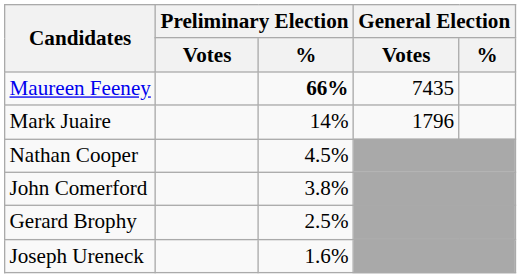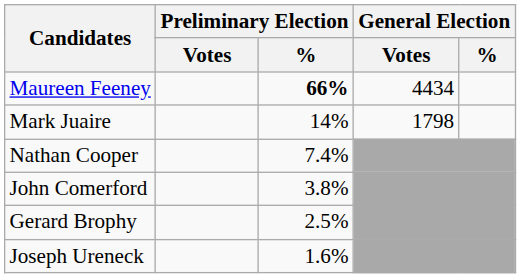(433, 88) 7435 -> (433, 88) 4434
(433, 121) 1796 -> (433, 121) 1798
(326, 155) 4.5% -> (326, 155) 7.4%
